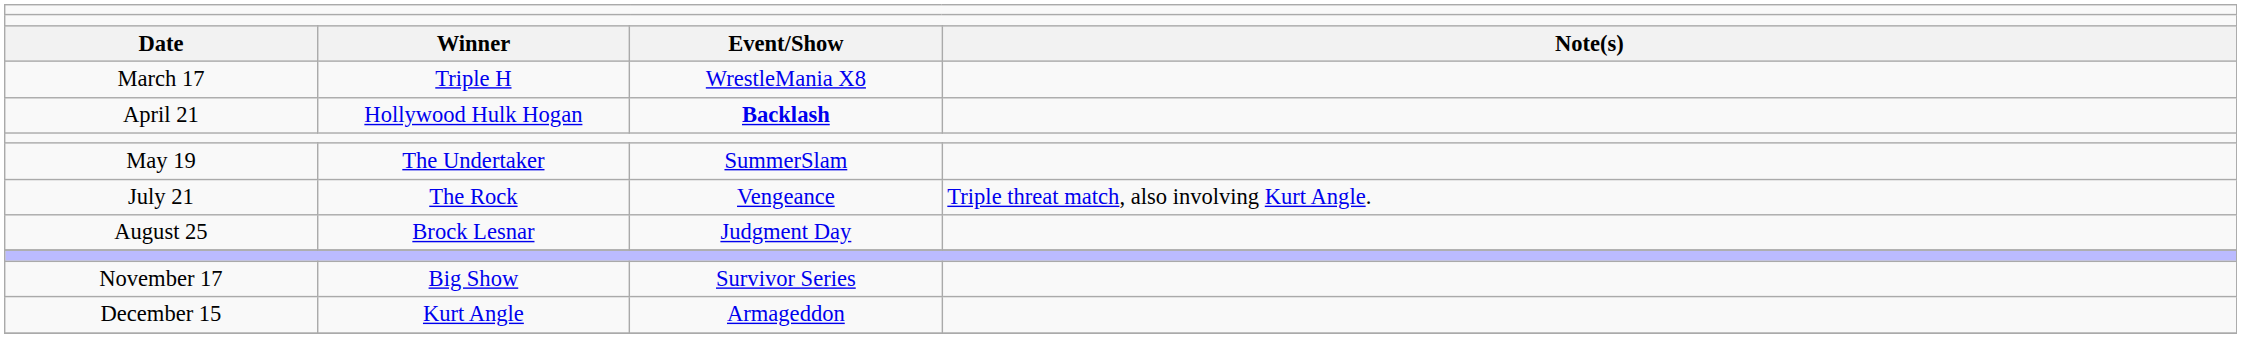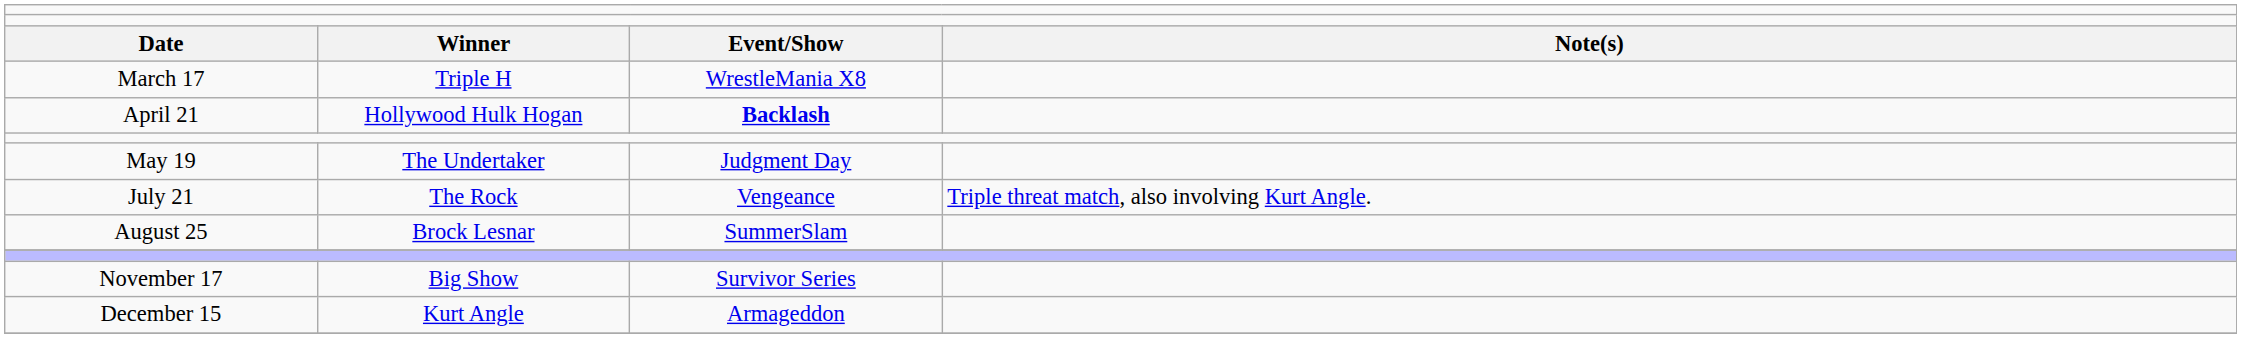(786, 160) SummerSlam -> (786, 160) Judgment Day
(786, 232) Judgment Day -> (786, 232) SummerSlam
